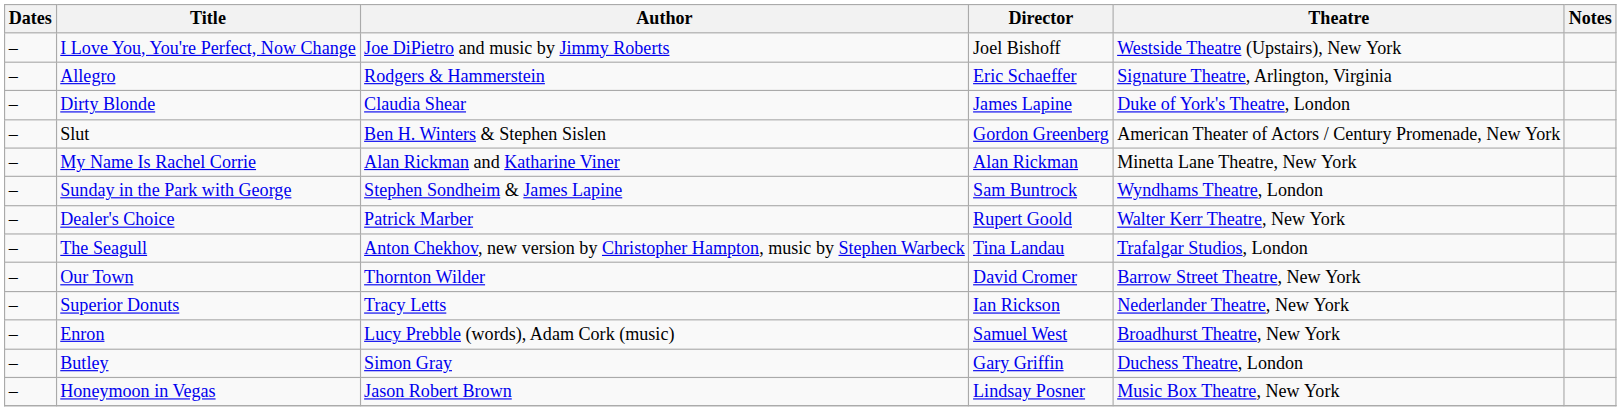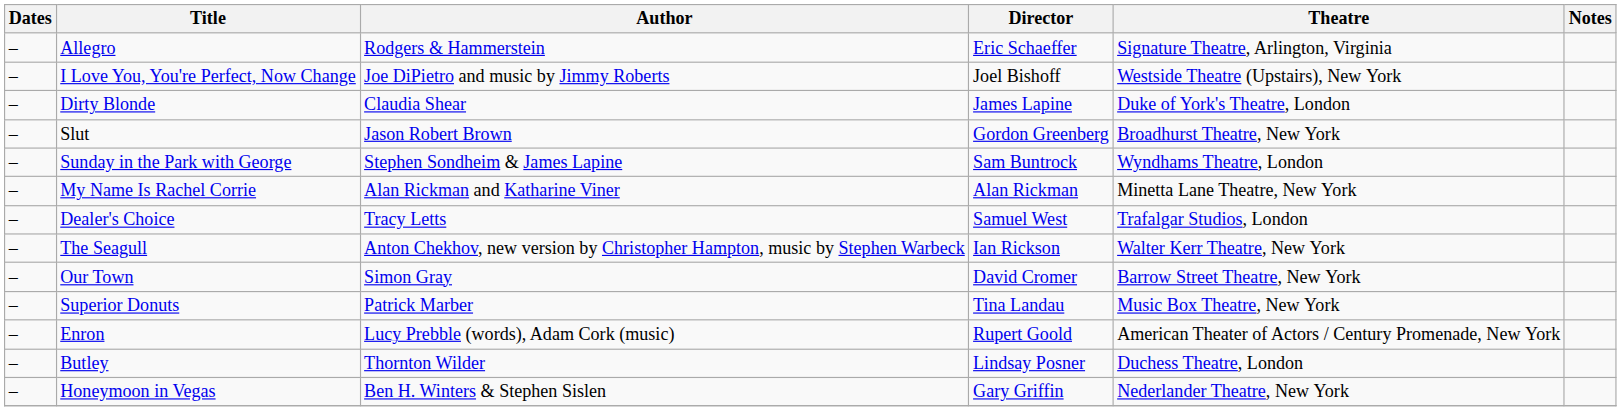rows swapped: (208, 47) <-> (88, 76)
(485, 133) Ben H. Winters & Stephen Sislen -> (438, 133) Jason Robert Brown
(1339, 133) American Theater of Actors / Century Promenade, New York -> (1229, 133) Broadhurst Theatre, New York
rows swapped: (176, 190) <-> (158, 162)
(419, 219) Patrick Marber -> (405, 219) Tracy Letts
(1023, 219) Rupert Goold -> (1020, 219) Samuel West
(1231, 219) Walter Kerr Theatre, New York -> (1212, 219) Trafalgar Studios, London
(1019, 248) Tina Landau -> (1017, 248) Ian Rickson
(1212, 248) Trafalgar Studios, London -> (1231, 248) Walter Kerr Theatre, New York
(425, 276) Thornton Wilder -> (408, 276) Simon Gray
(405, 305) Tracy Letts -> (419, 305) Patrick Marber
(1017, 305) Ian Rickson -> (1019, 305) Tina Landau
(1233, 305) Nederlander Theatre, New York -> (1228, 305) Music Box Theatre, New York
(1020, 334) Samuel West -> (1023, 334) Rupert Goold
(1229, 334) Broadhurst Theatre, New York -> (1339, 334) American Theater of Actors / Century Promenade, New York
(408, 362) Simon Gray -> (425, 362) Thornton Wilder
(1018, 362) Gary Griffin -> (1029, 362) Lindsay Posner
(438, 391) Jason Robert Brown -> (485, 391) Ben H. Winters & Stephen Sislen
(1029, 391) Lindsay Posner -> (1018, 391) Gary Griffin
(1228, 391) Music Box Theatre, New York -> (1233, 391) Nederlander Theatre, New York
